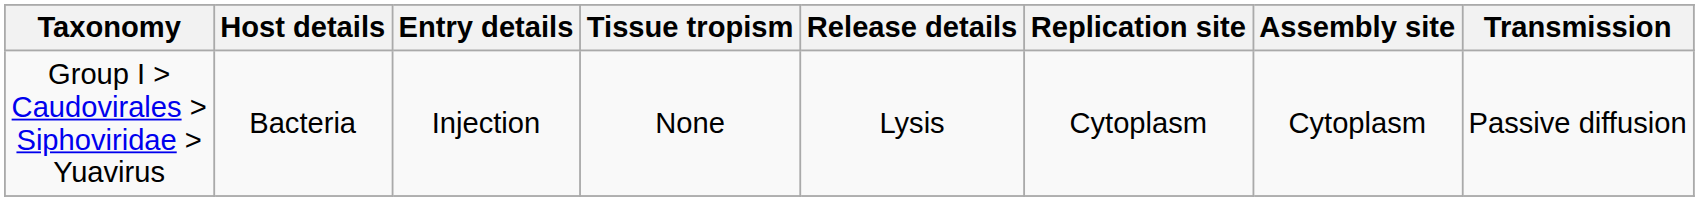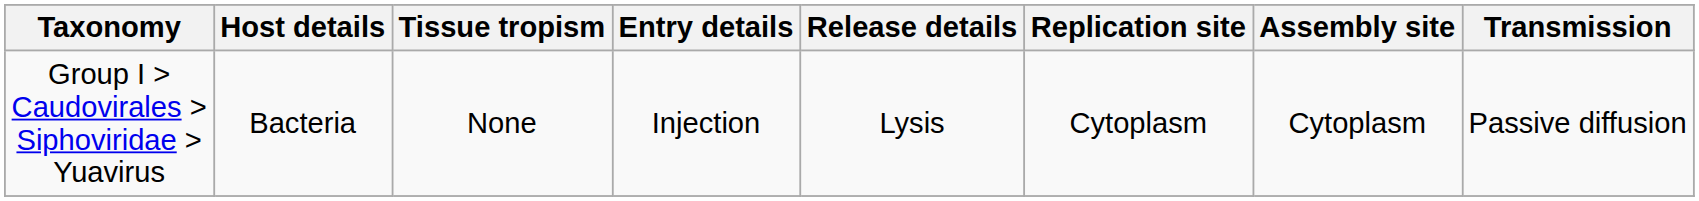columns swapped: (690, 27) <-> (486, 27)
